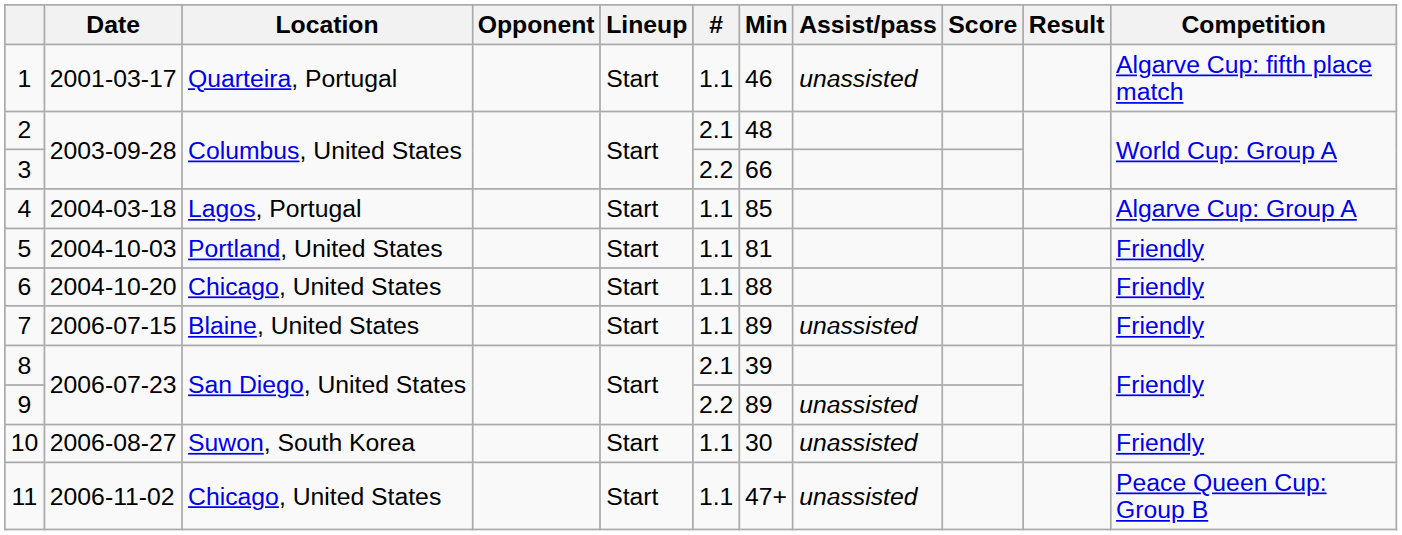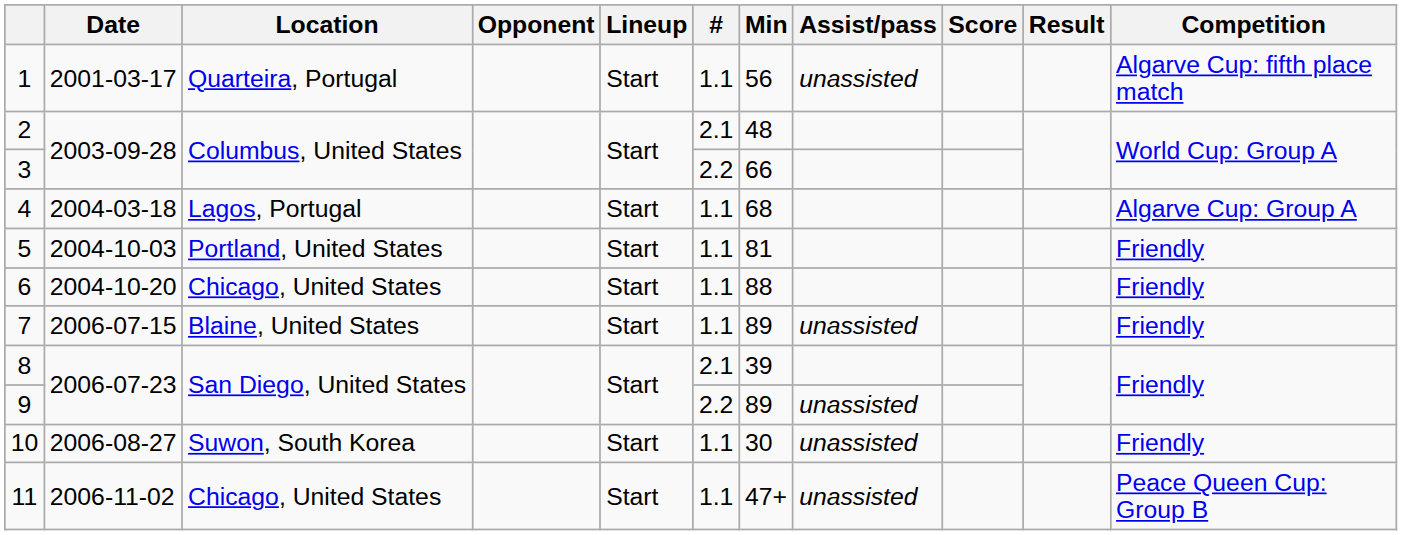(759, 78) 46 -> (759, 78) 56
(759, 209) 85 -> (759, 209) 68
